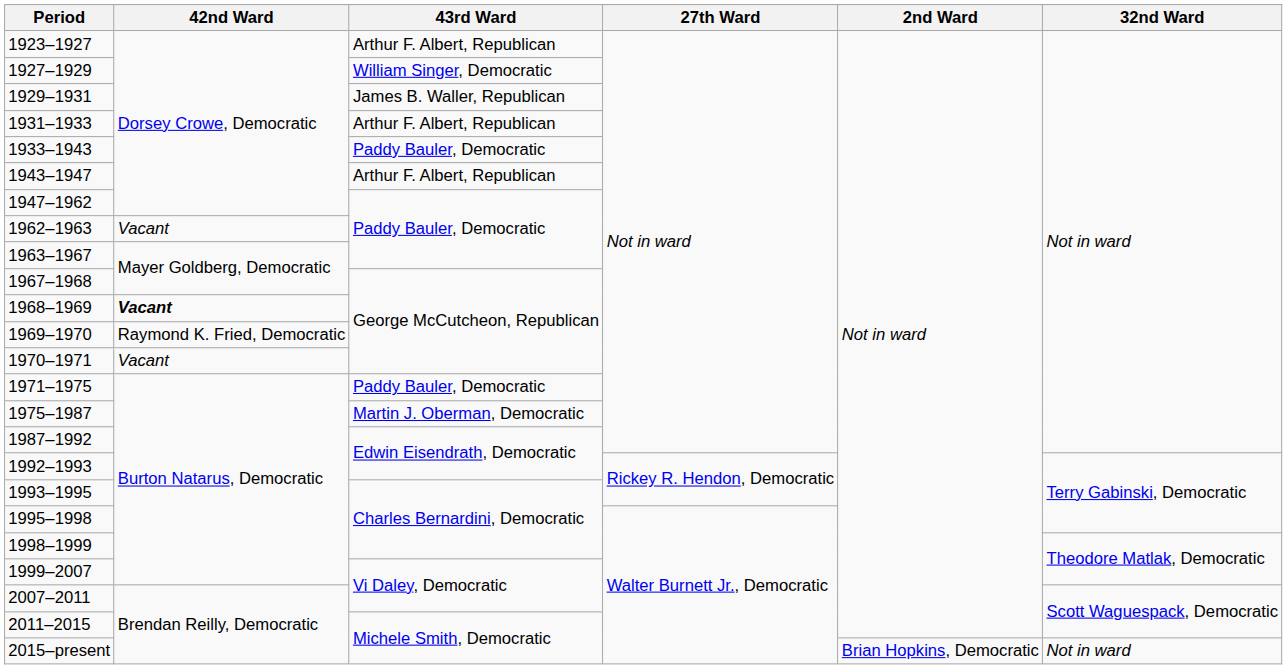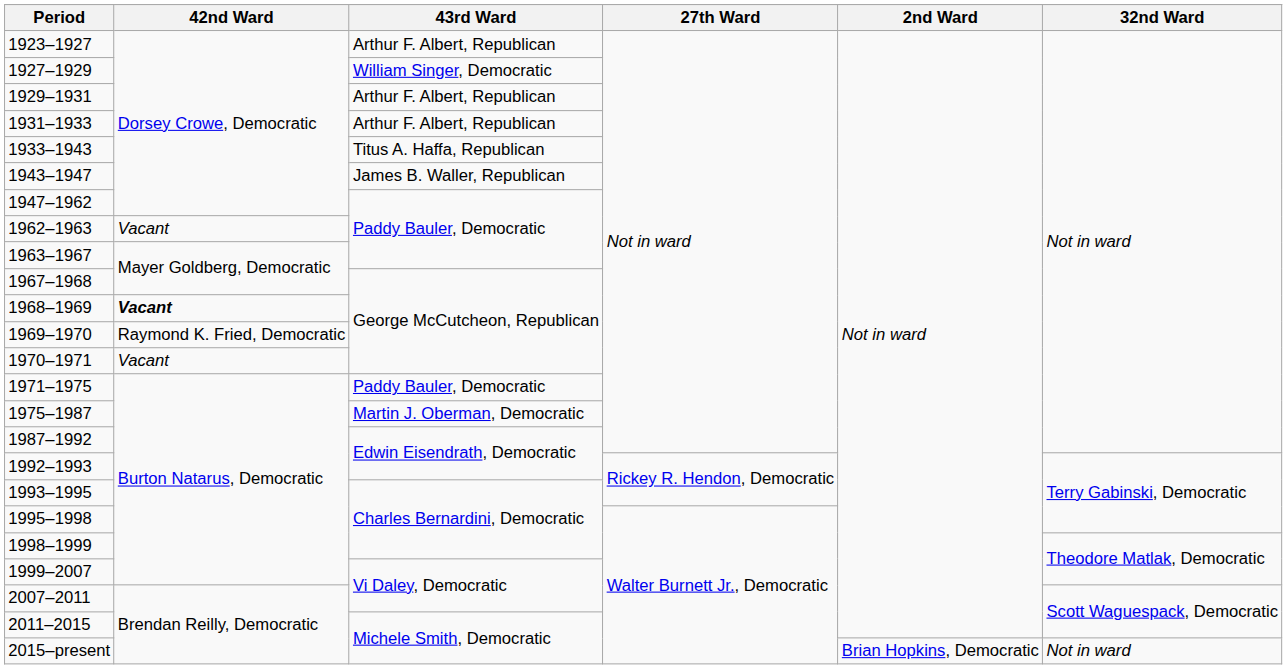(459, 96) James B. Waller, Republican -> (454, 96) Arthur F. Albert, Republican
(449, 149) Paddy Bauler, Democratic -> (449, 149) Titus A. Haffa, Republican
(454, 176) Arthur F. Albert, Republican -> (459, 176) James B. Waller, Republican
